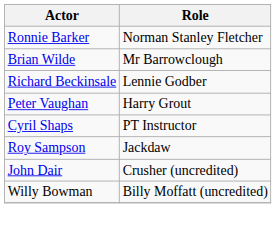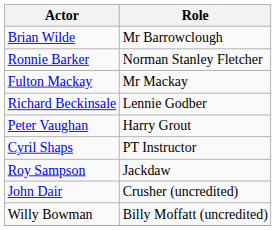rows swapped: (48, 37) <-> (41, 59)
+ row: (50, 81)
